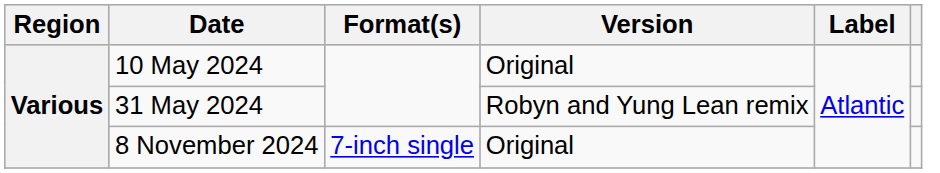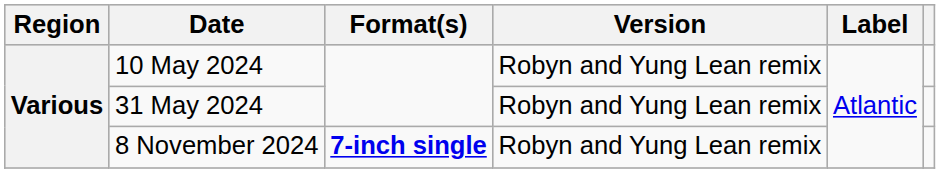(530, 65) Original -> (660, 65) Robyn and Yung Lean remix
(402, 146) normal -> (409, 146) bold
(530, 146) Original -> (660, 146) Robyn and Yung Lean remix
